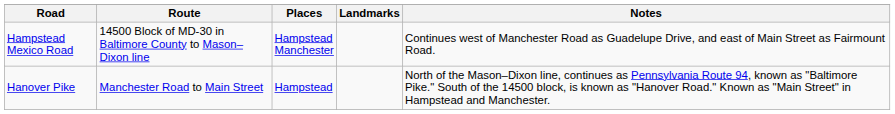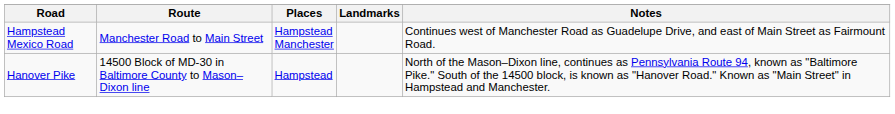(171, 44) 14500 Block of MD-30 in Baltimore County to Mason–Dixon line -> (181, 37) Manchester Road to Main Street
(181, 87) Manchester Road to Main Street -> (171, 75) 14500 Block of MD-30 in Baltimore County to Mason–Dixon line
